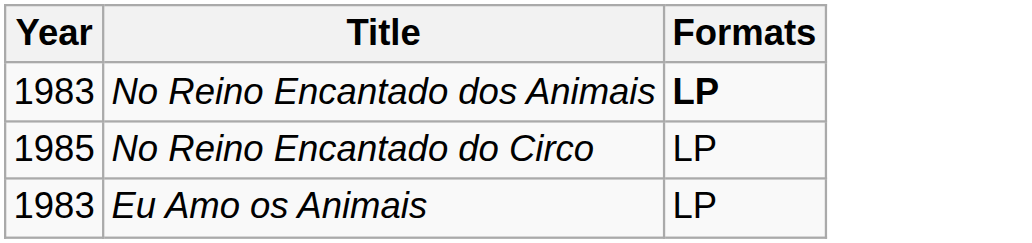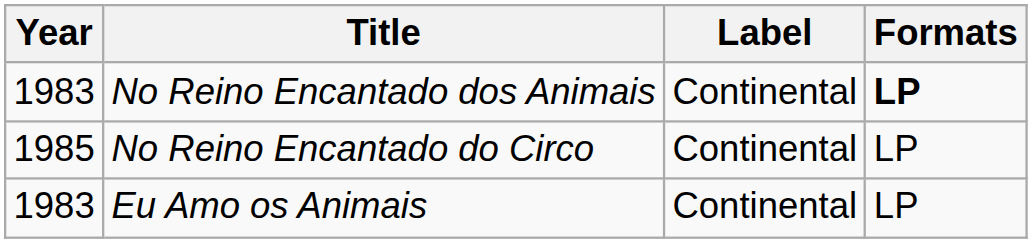+ column: (765, 33)
